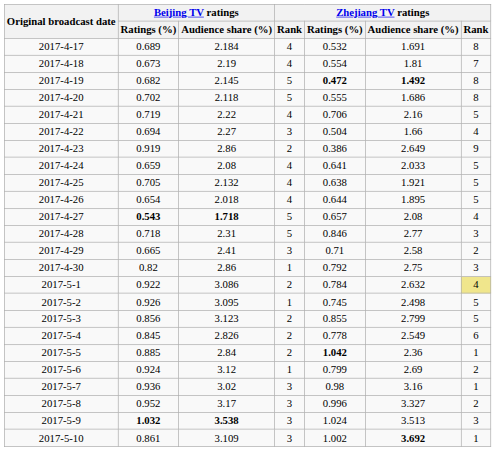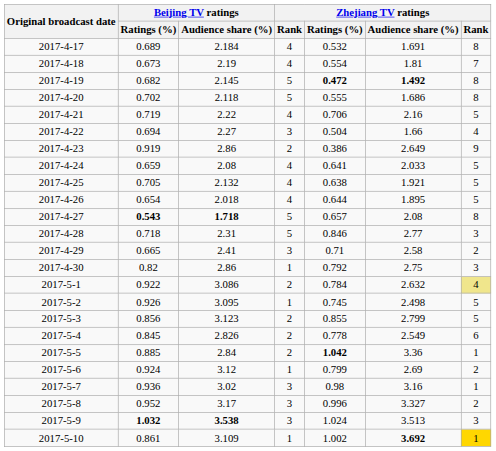(476, 217) 4 -> (476, 217) 8
(413, 353) 2.36 -> (413, 353) 3.36
(290, 438) 3 -> (290, 438) 1
(476, 438) no background -> (476, 438) gold background
